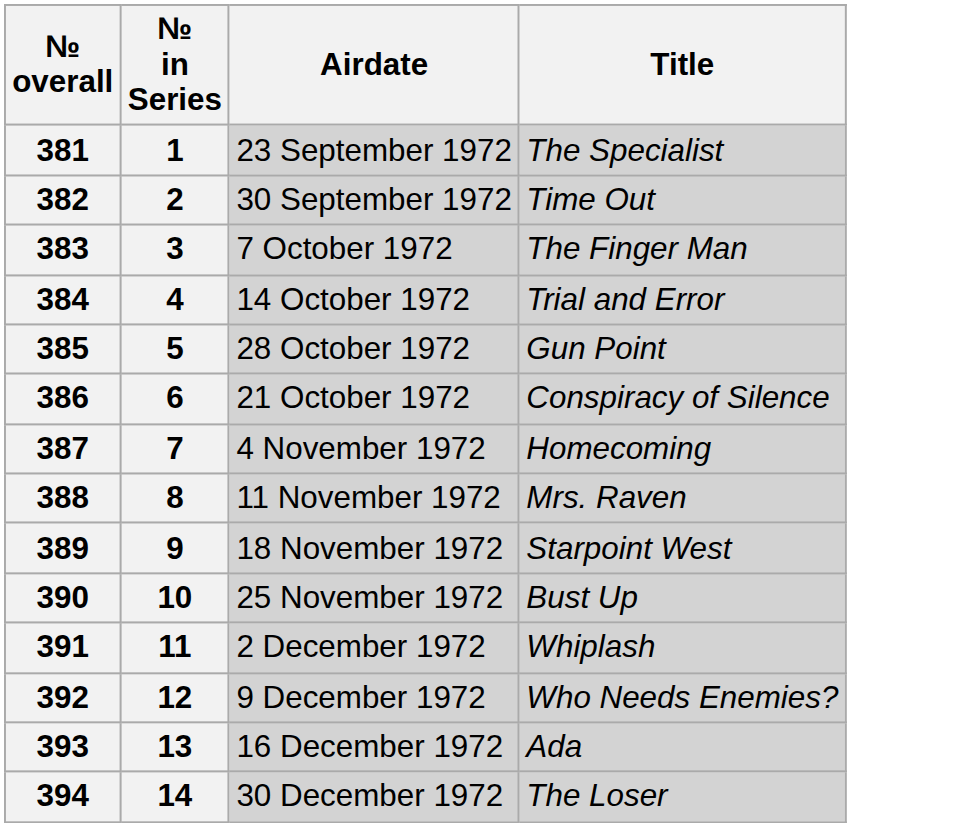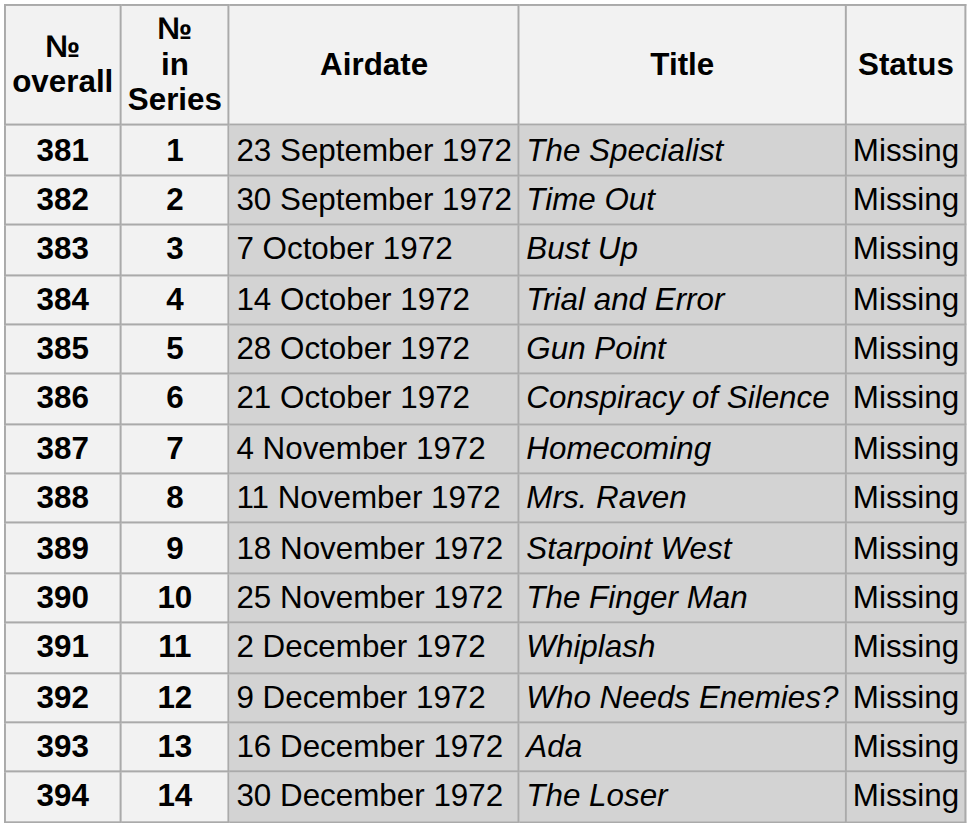+ column: (906, 64)
(637, 249) The Finger Man -> (582, 249) Bust Up
(582, 597) Bust Up -> (637, 597) The Finger Man
